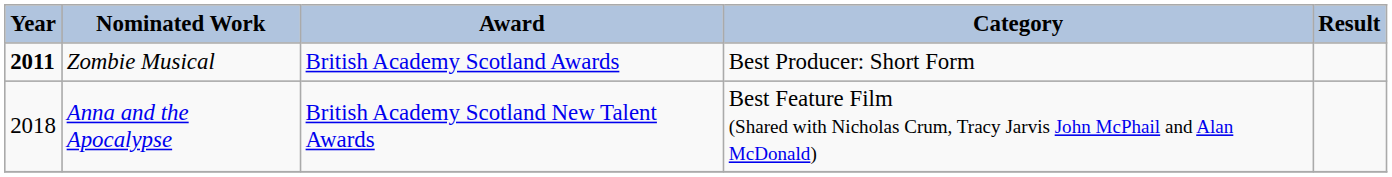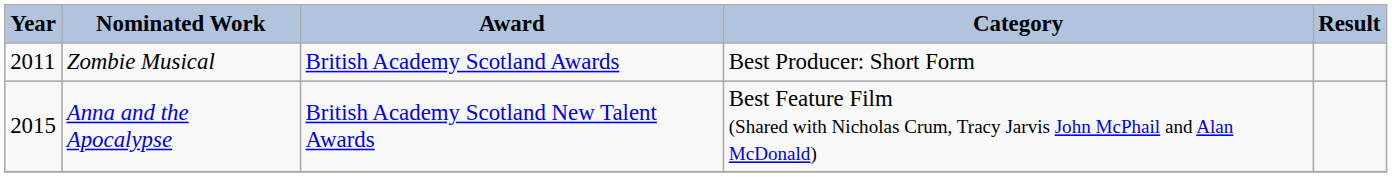(32, 61) bold -> (33, 61) normal
(33, 126) 2018 -> (33, 126) 2015
